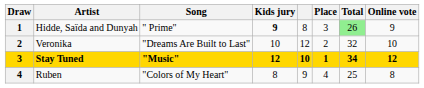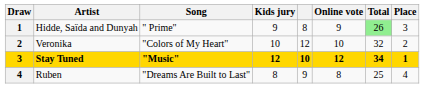columns swapped: (392, 12) <-> (326, 12)
(275, 28) bold -> (275, 28) normal
(196, 43) "Dreams Are Built to Last" -> (185, 43) "Colors of My Heart"
(185, 75) "Colors of My Heart" -> (196, 75) "Dreams Are Built to Last"
